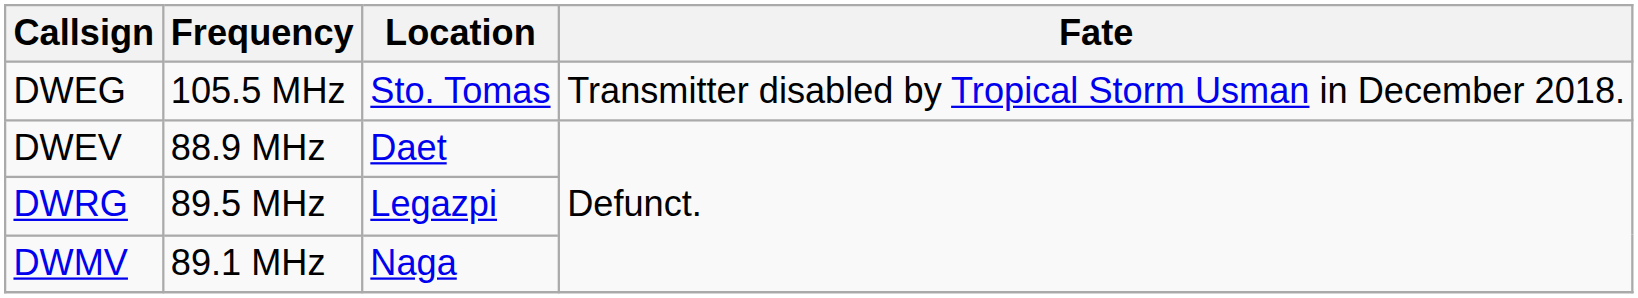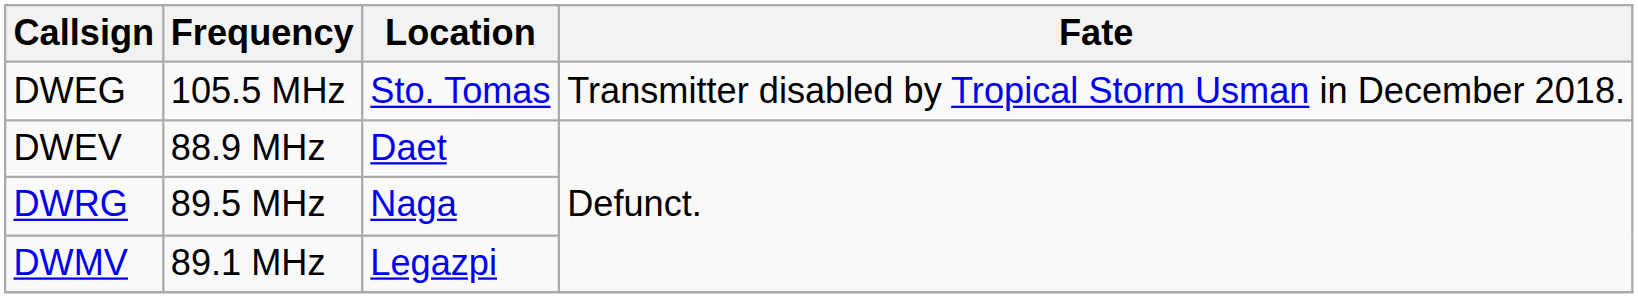(434, 205) Legazpi -> (414, 205) Naga
(414, 262) Naga -> (434, 262) Legazpi
